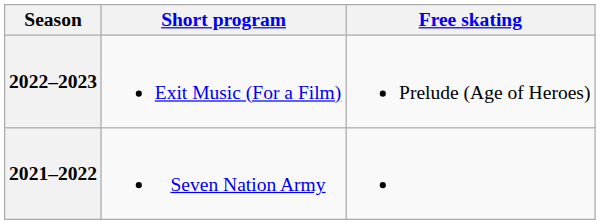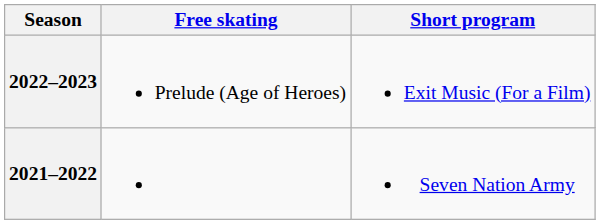columns swapped: (224, 19) <-> (470, 19)
